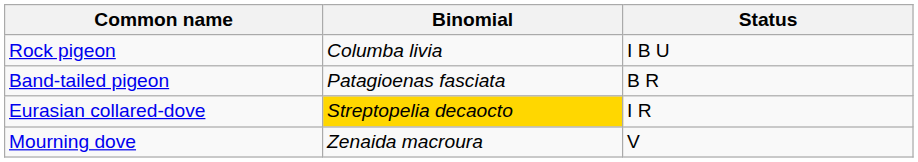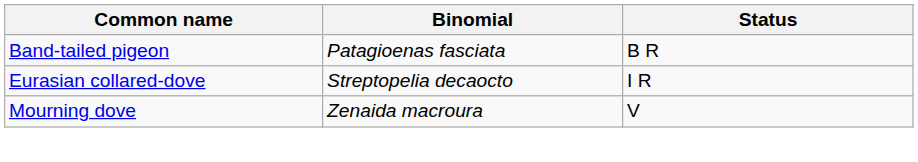- row: (62, 50)
(420, 111) gold background -> (420, 80) no background
